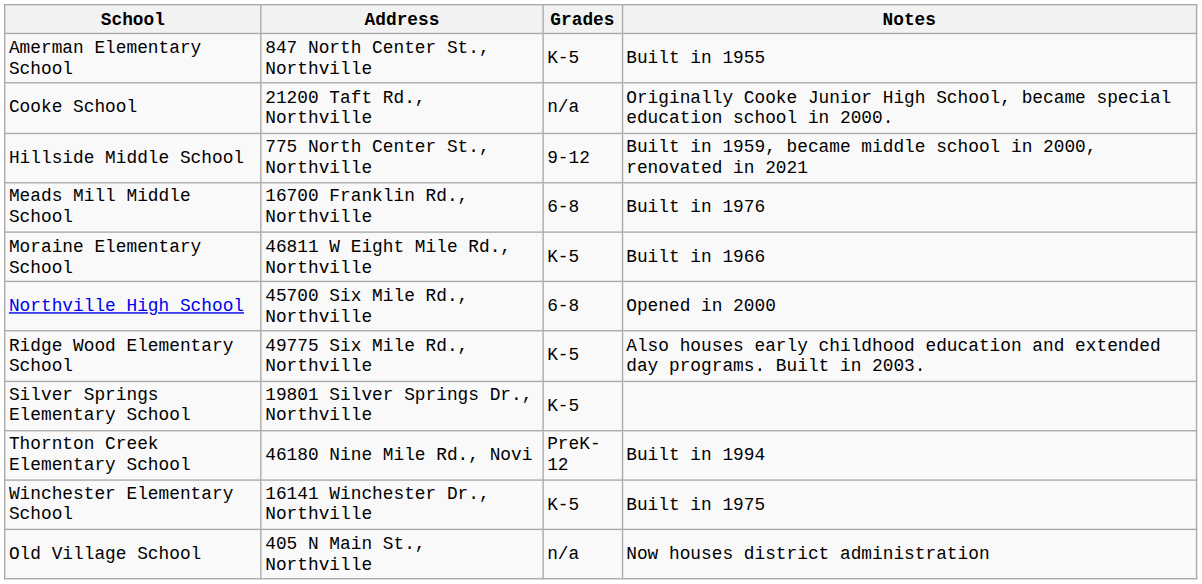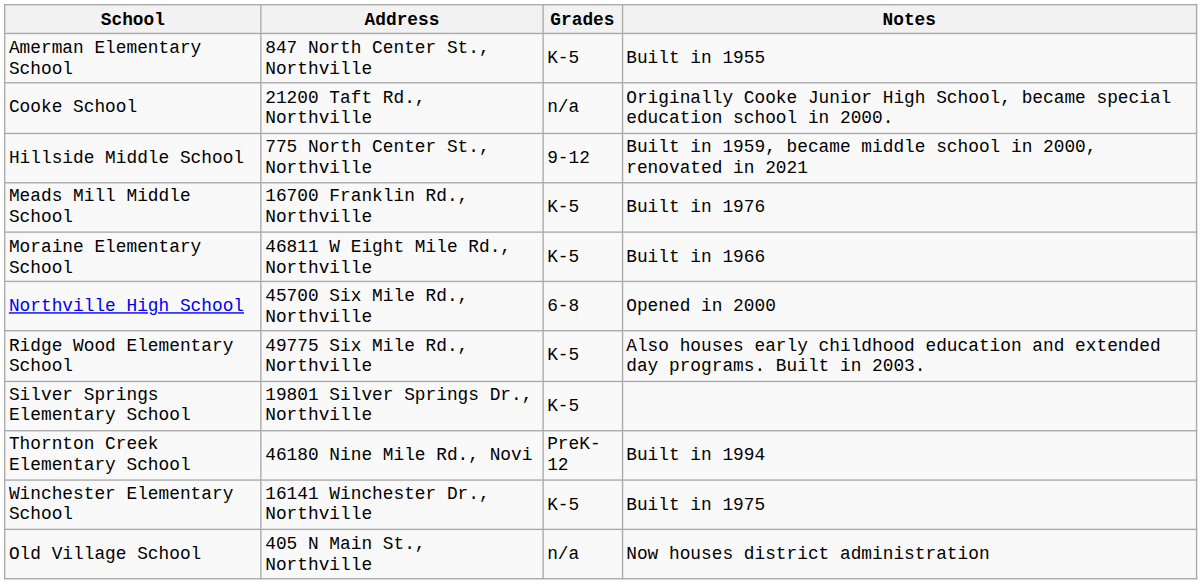(563, 207) 6-8 -> (563, 207) K-5
